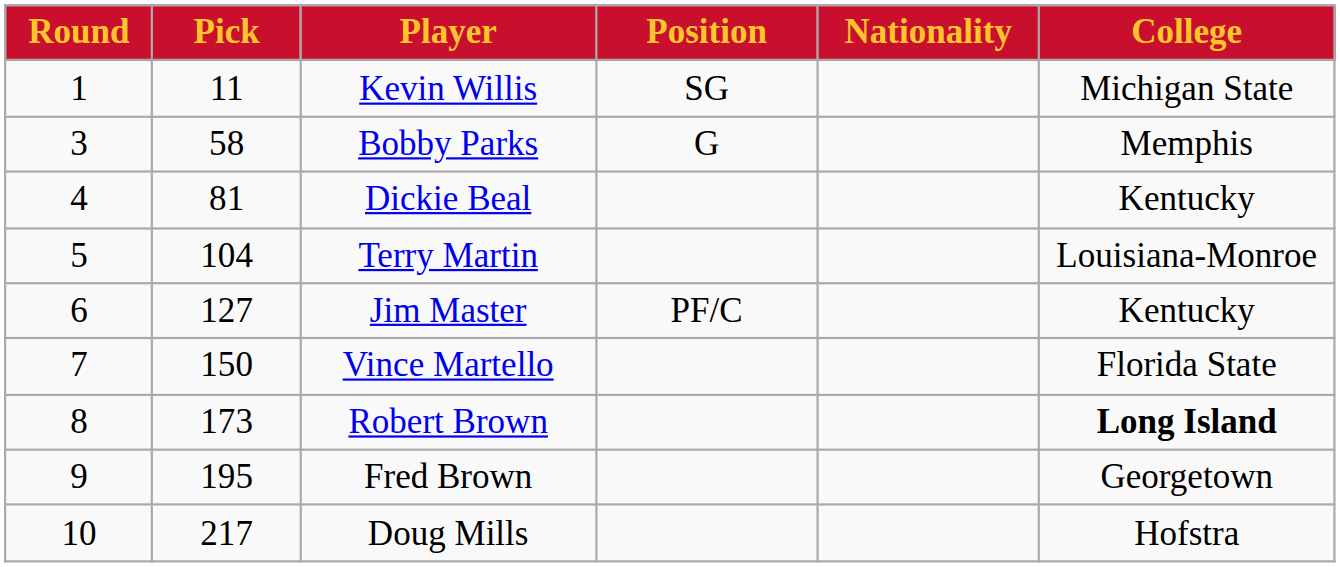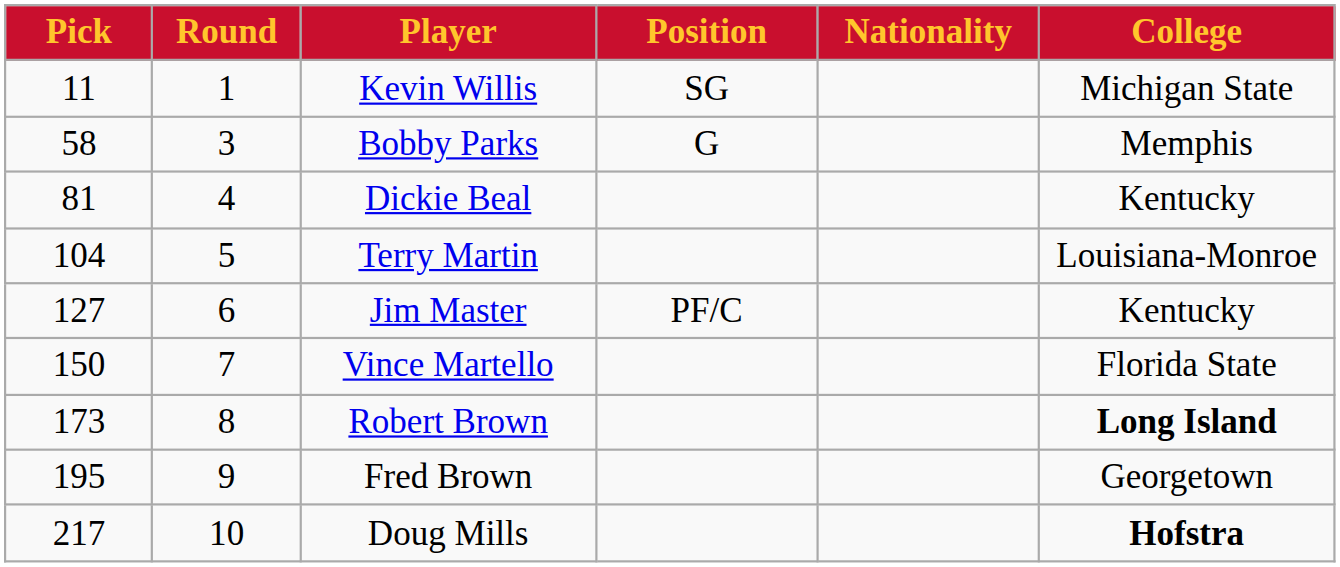columns swapped: (79, 32) <-> (227, 32)
(1187, 532) normal -> (1187, 532) bold
